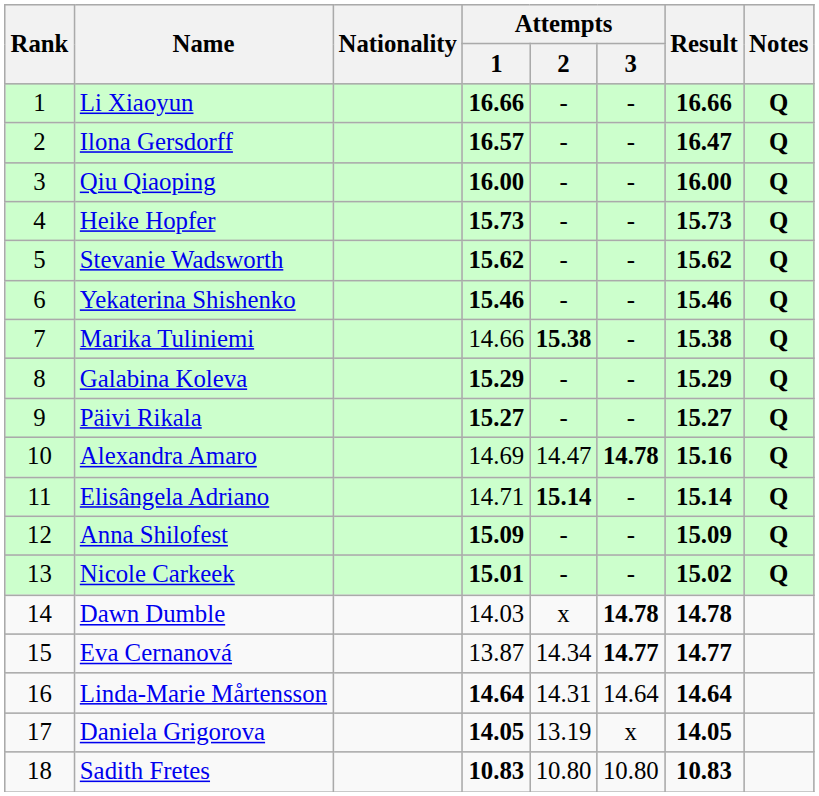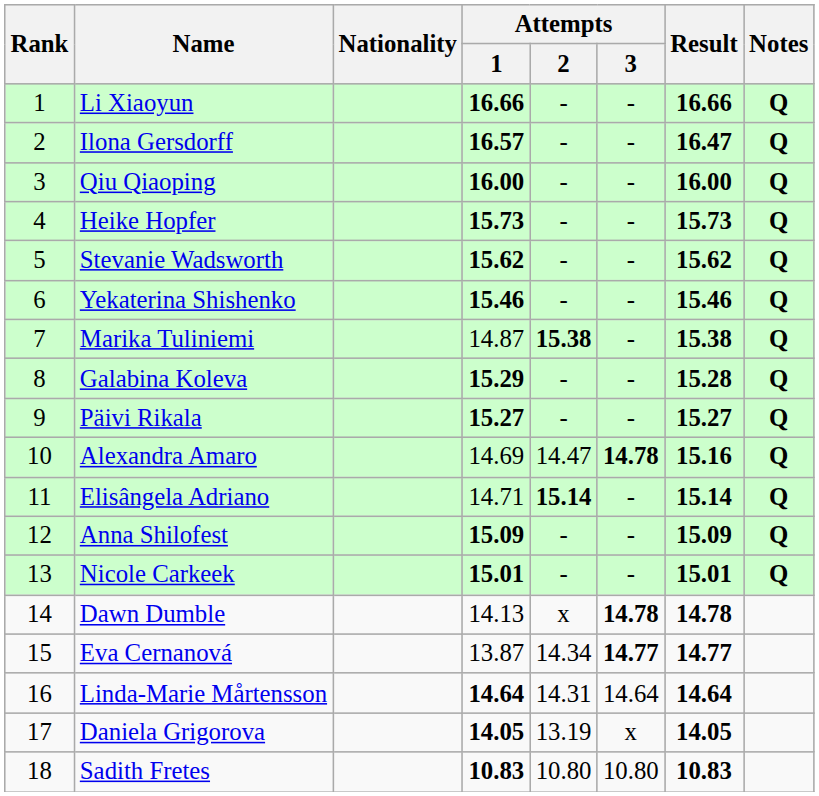(496, 338) 14.66 -> (496, 338) 14.87
(704, 378) 15.29 -> (704, 378) 15.28
(704, 574) 15.02 -> (704, 574) 15.01
(496, 614) 14.03 -> (496, 614) 14.13
